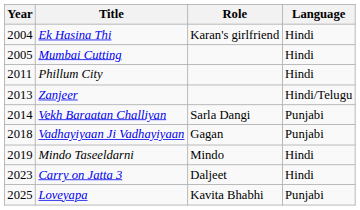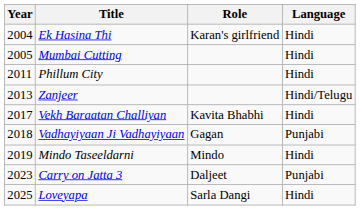(20, 114) 2014 -> (20, 114) 2017
(220, 114) Sarla Dangi -> (227, 114) Kavita Bhabhi
(304, 114) Punjabi -> (299, 114) Hindi
(299, 174) Hindi -> (304, 174) Punjabi
(227, 194) Kavita Bhabhi -> (220, 194) Sarla Dangi
(304, 194) Punjabi -> (299, 194) Hindi
